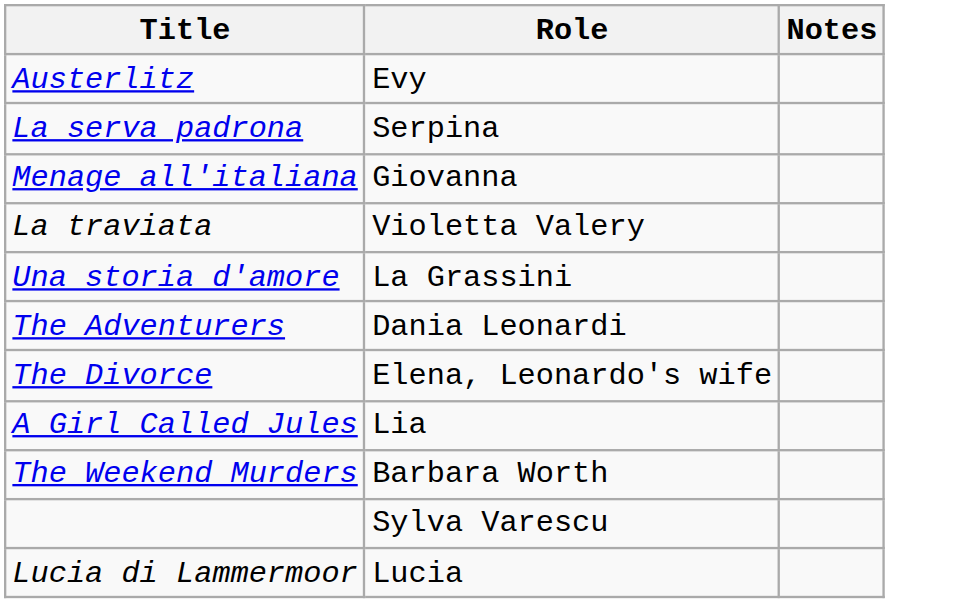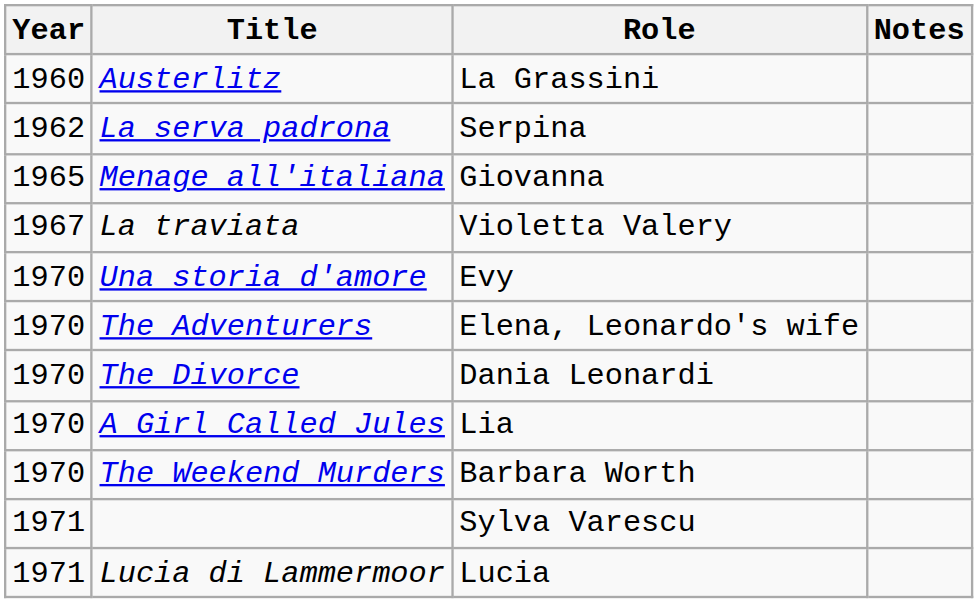+ column: (49, 30)
(399, 79) Evy -> (559, 79) La Grassini
(472, 277) La Grassini -> (487, 277) Evy
(499, 326) Dania Leonardi -> (659, 326) Elena, Leonardo's wife
(572, 375) Elena, Leonardo's wife -> (587, 375) Dania Leonardi
